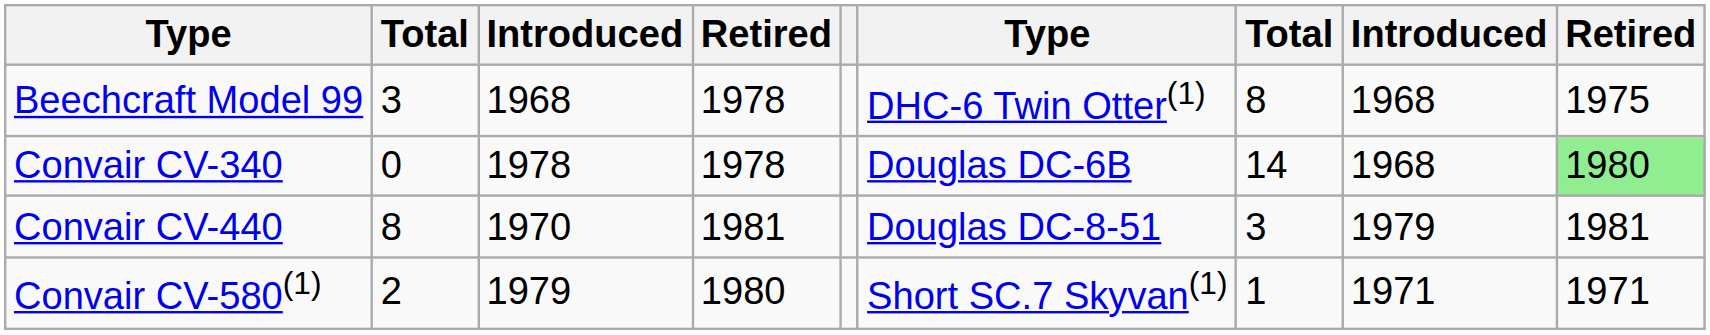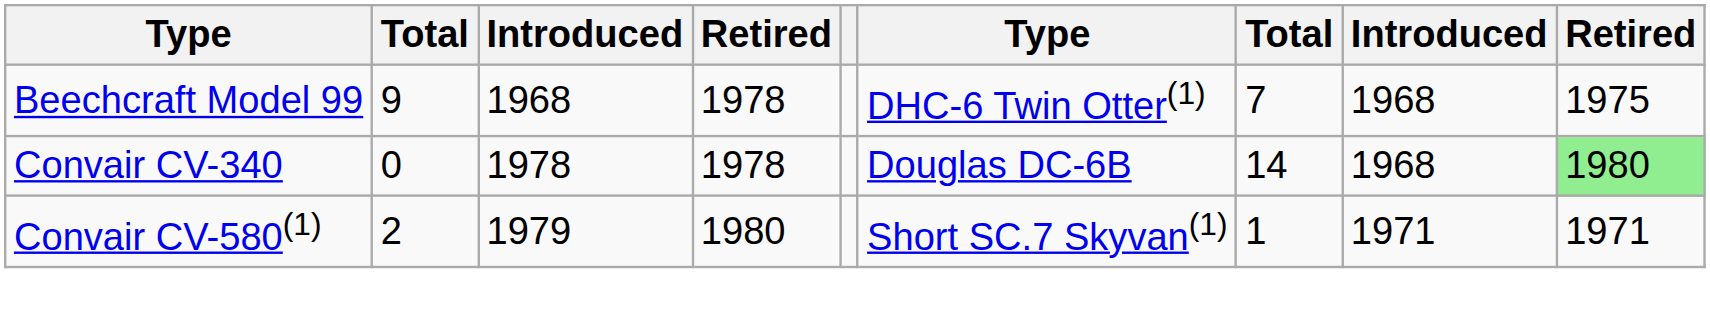(391, 100) 3 -> (391, 100) 9
(1256, 100) 8 -> (1256, 100) 7
- row: (148, 226)
